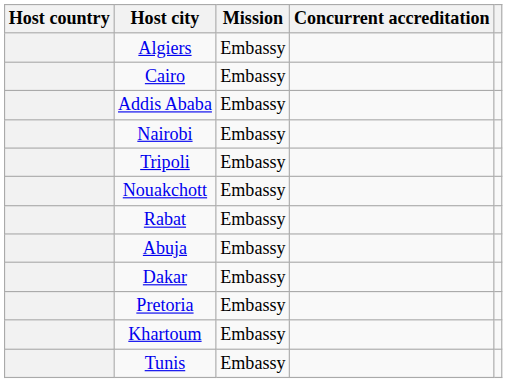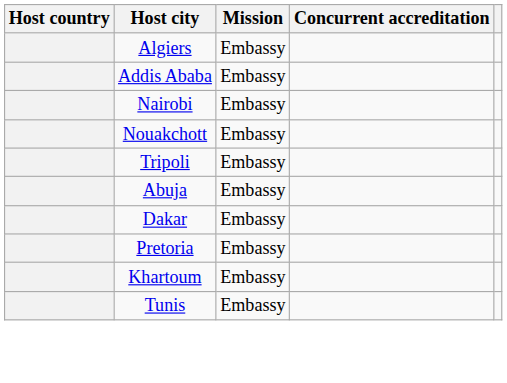- row: (165, 76)
rows swapped: (165, 162) <-> (165, 190)
- row: (165, 219)
